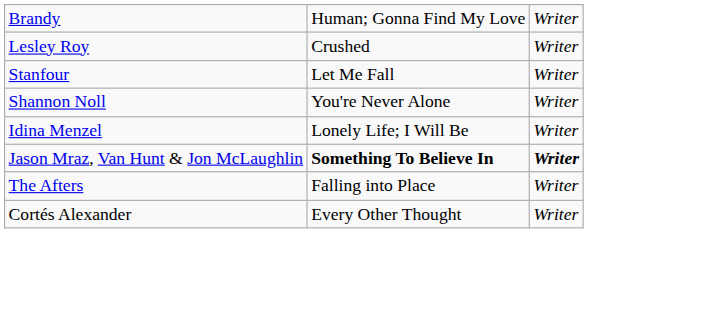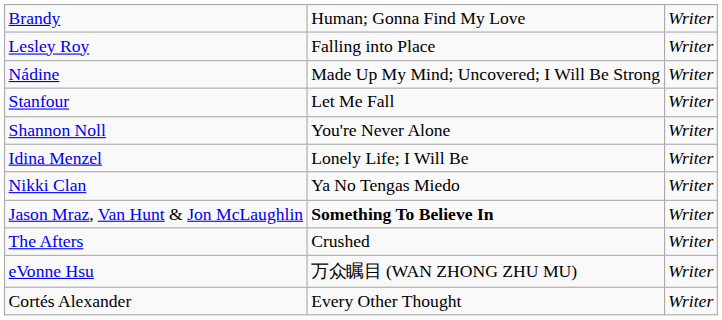(341, 46) Crushed -> (373, 46) Falling into Place
+ row: (34, 74)
+ row: (47, 185)
(556, 158) bold -> (691, 213) normal
(373, 185) Falling into Place -> (341, 241) Crushed
+ row: (51, 271)
